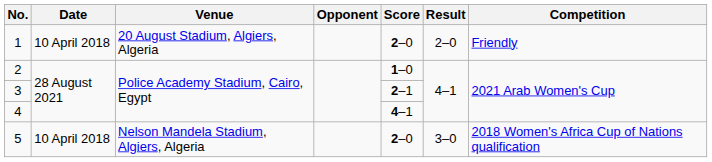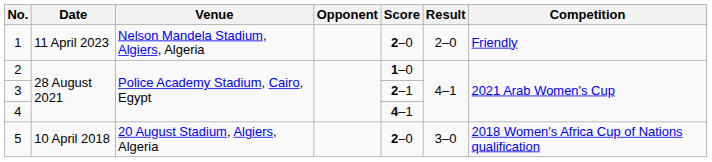(72, 42) 10 April 2018 -> (72, 42) 11 April 2023
(197, 42) 20 August Stadium, Algiers, Algeria -> (192, 42) Nelson Mandela Stadium, Algiers, Algeria
(192, 139) Nelson Mandela Stadium, Algiers, Algeria -> (197, 139) 20 August Stadium, Algiers, Algeria
